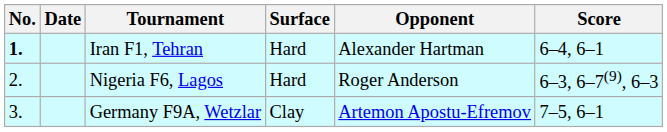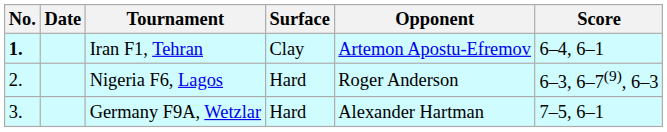(288, 48) Hard -> (287, 48) Clay
(411, 48) Alexander Hartman -> (435, 48) Artemon Apostu-Efremov
(287, 111) Clay -> (288, 111) Hard
(435, 111) Artemon Apostu-Efremov -> (411, 111) Alexander Hartman
